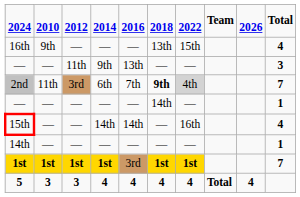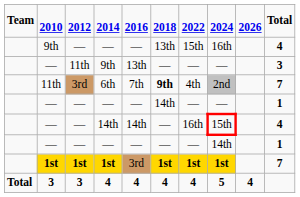columns swapped: (220, 21) <-> (19, 27)
(190, 84) lightgrey background -> (193, 84) no background
